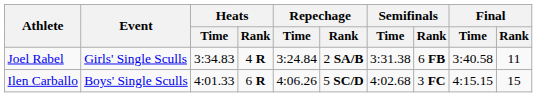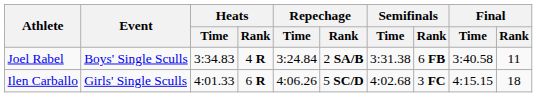(136, 58) Girls' Single Sculls -> (136, 58) Boys' Single Sculls
(136, 81) Boys' Single Sculls -> (136, 81) Girls' Single Sculls
(514, 81) 15 -> (514, 81) 18
